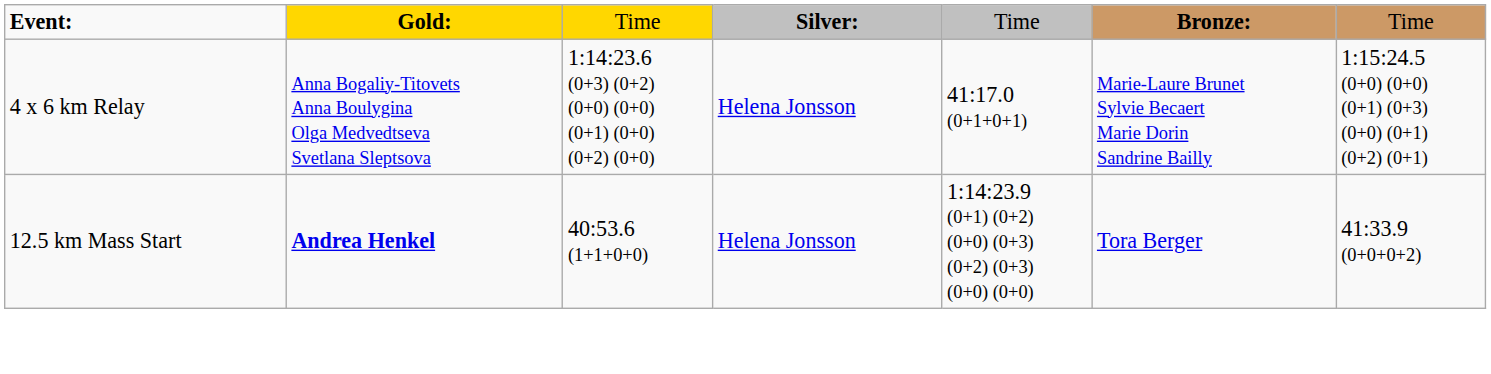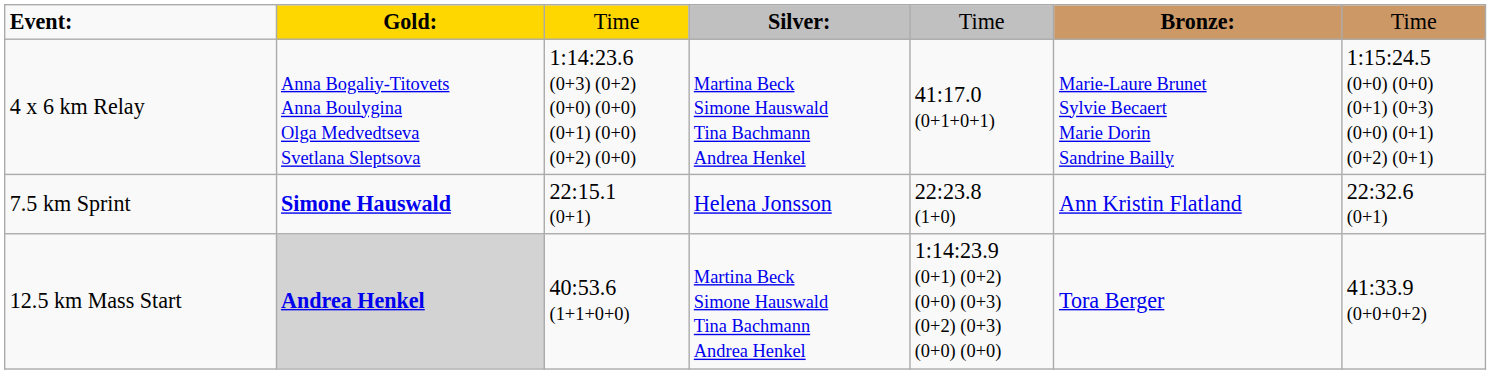(787, 106) Helena Jonsson -> (761, 120) Martina Beck Simone Hauswald Tina Bachmann Andrea Henkel
+ row: (70, 203)
(363, 241) no background -> (353, 300) lightgrey background
(787, 241) Helena Jonsson -> (761, 314) Martina Beck Simone Hauswald Tina Bachmann Andrea Henkel
